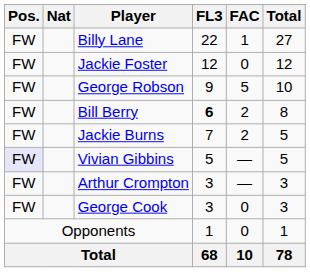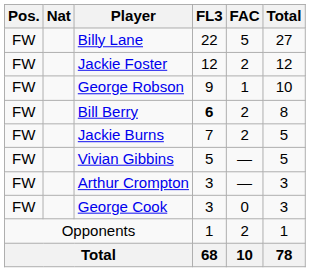(245, 40) 1 -> (245, 40) 5
(245, 64) 0 -> (245, 64) 2
(245, 87) 5 -> (245, 87) 1
(24, 159) lavender background -> (24, 159) no background
(245, 231) 0 -> (245, 231) 2
